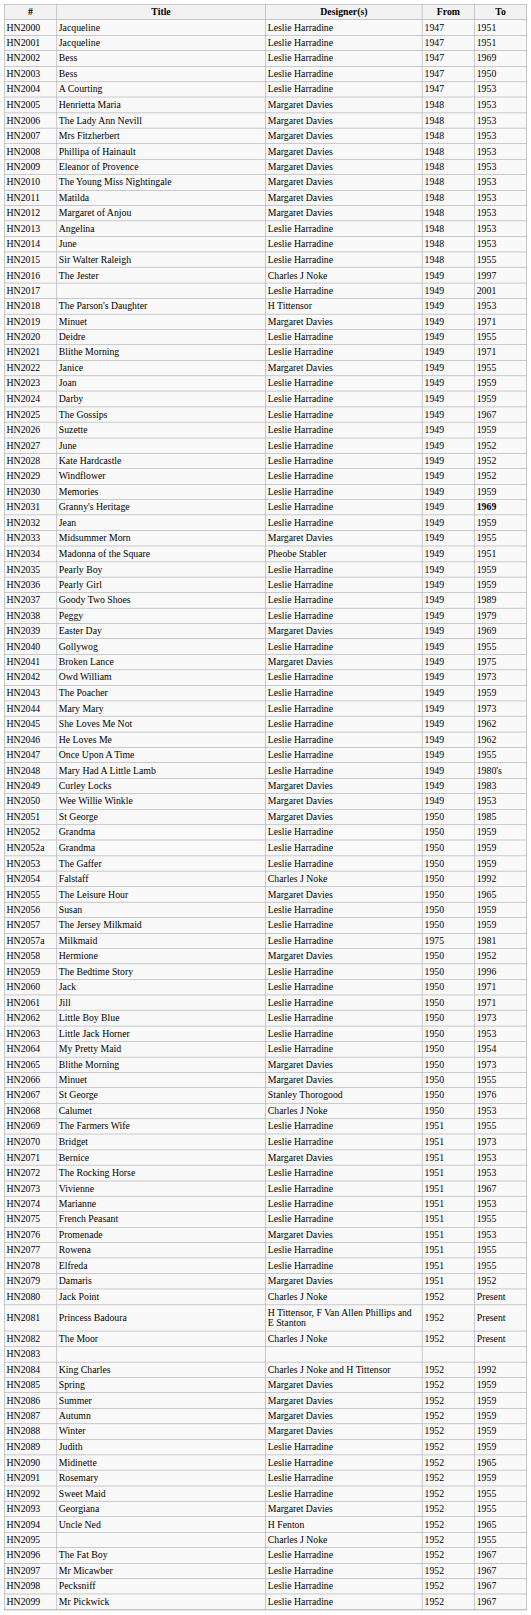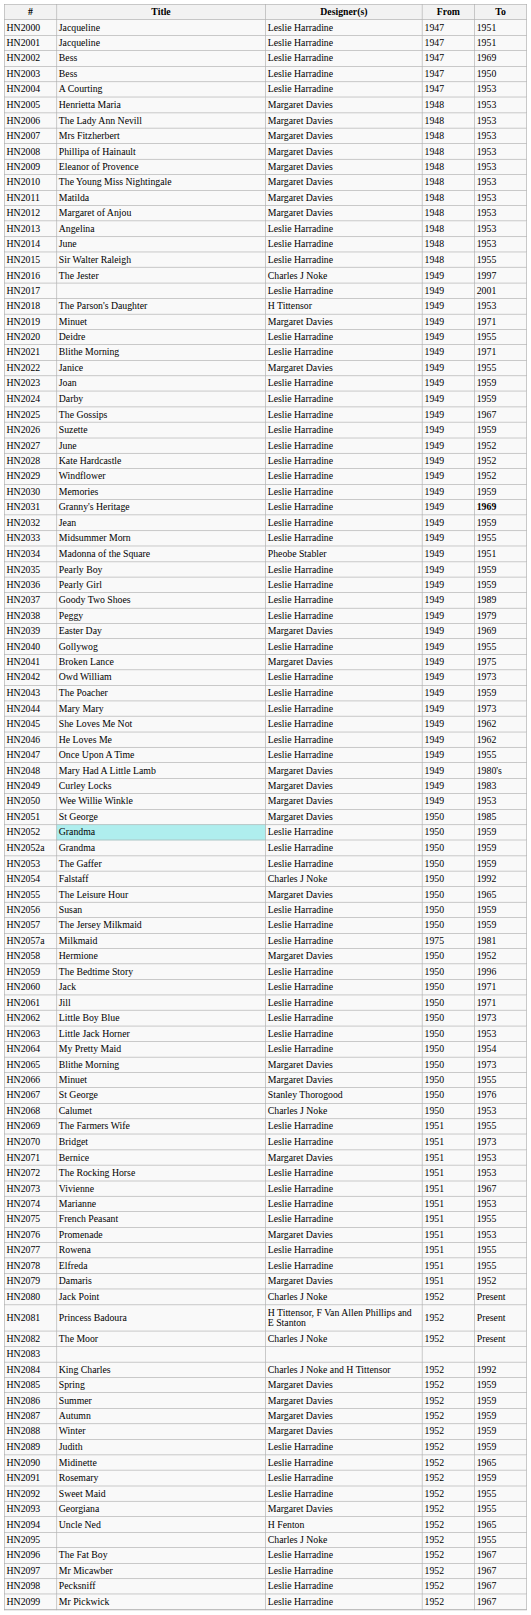(300, 538) Margaret Davies -> (300, 538) Leslie Harradine
(300, 770) Leslie Harradine -> (300, 770) Margaret Davies
(77, 832) no background -> (77, 832) paleturquoise background
